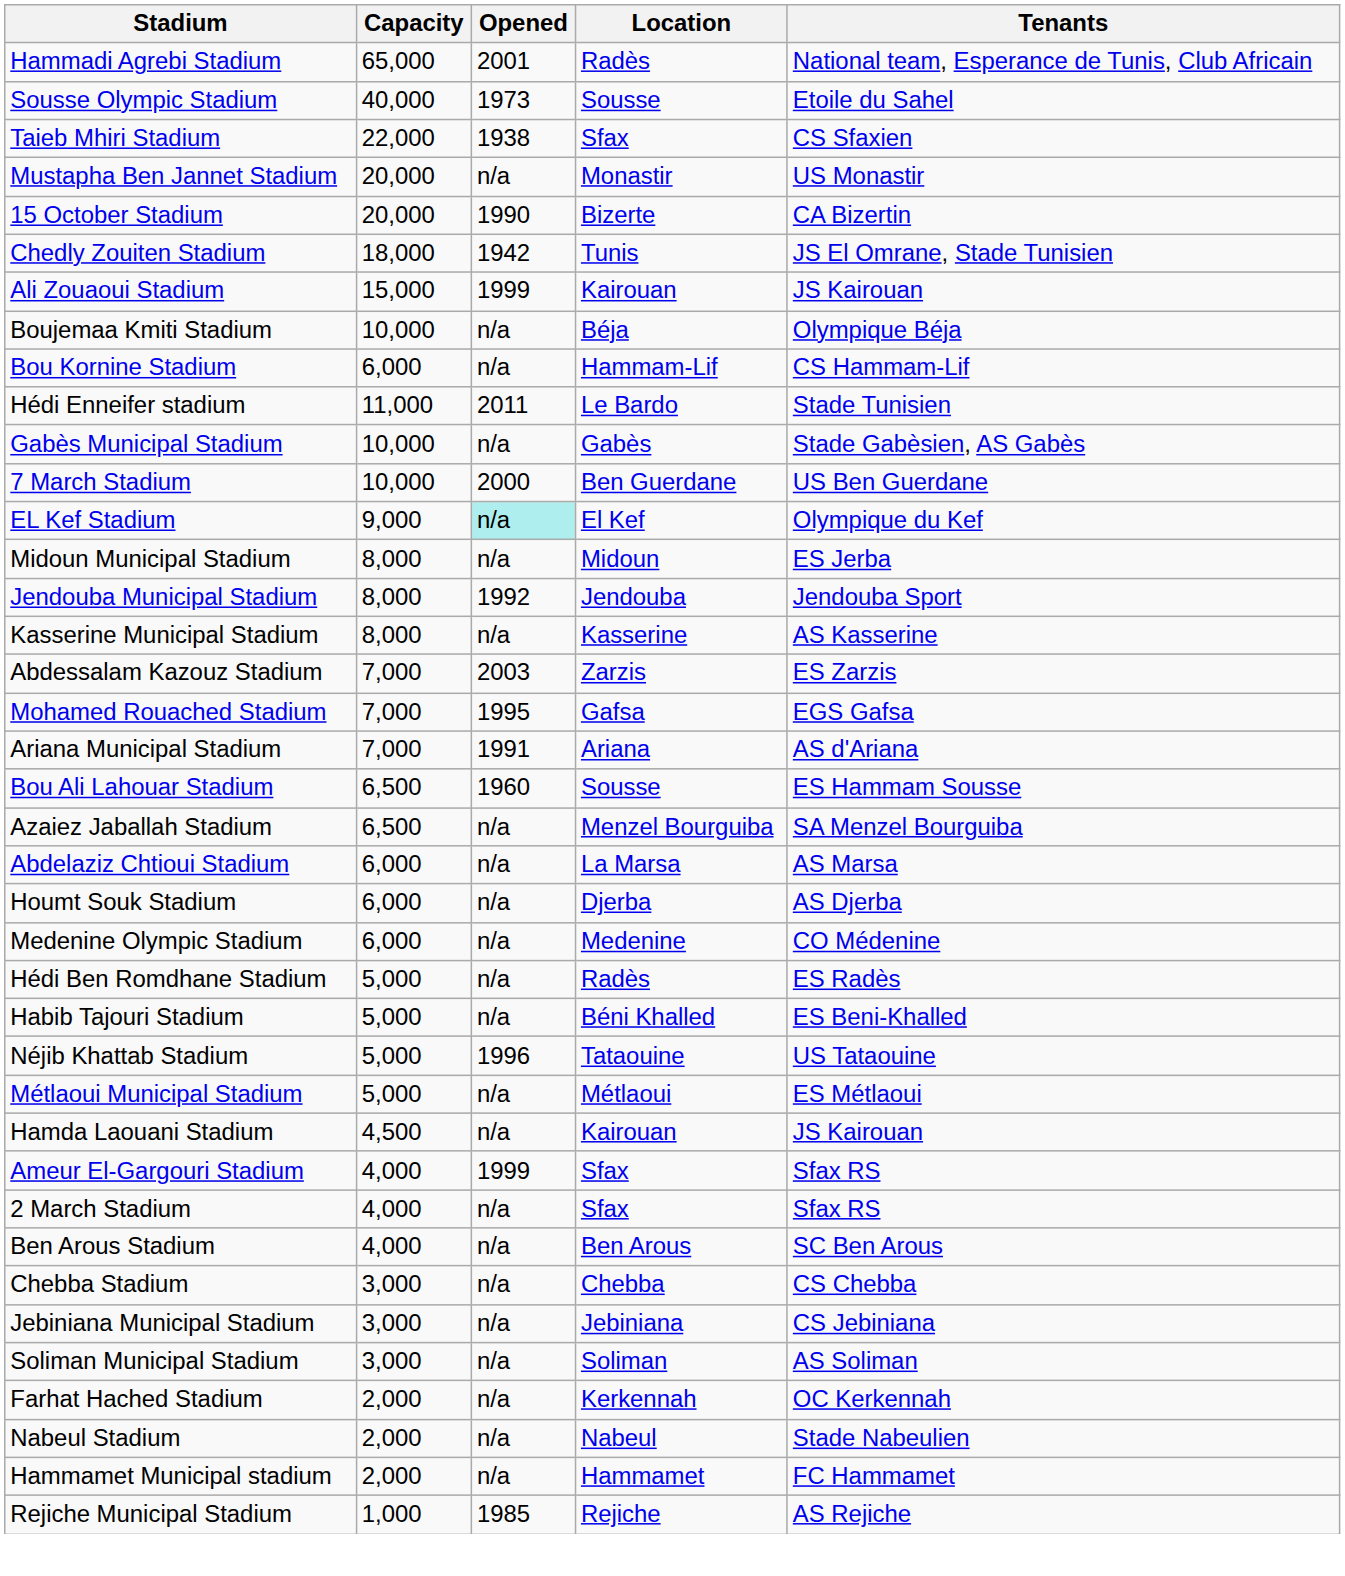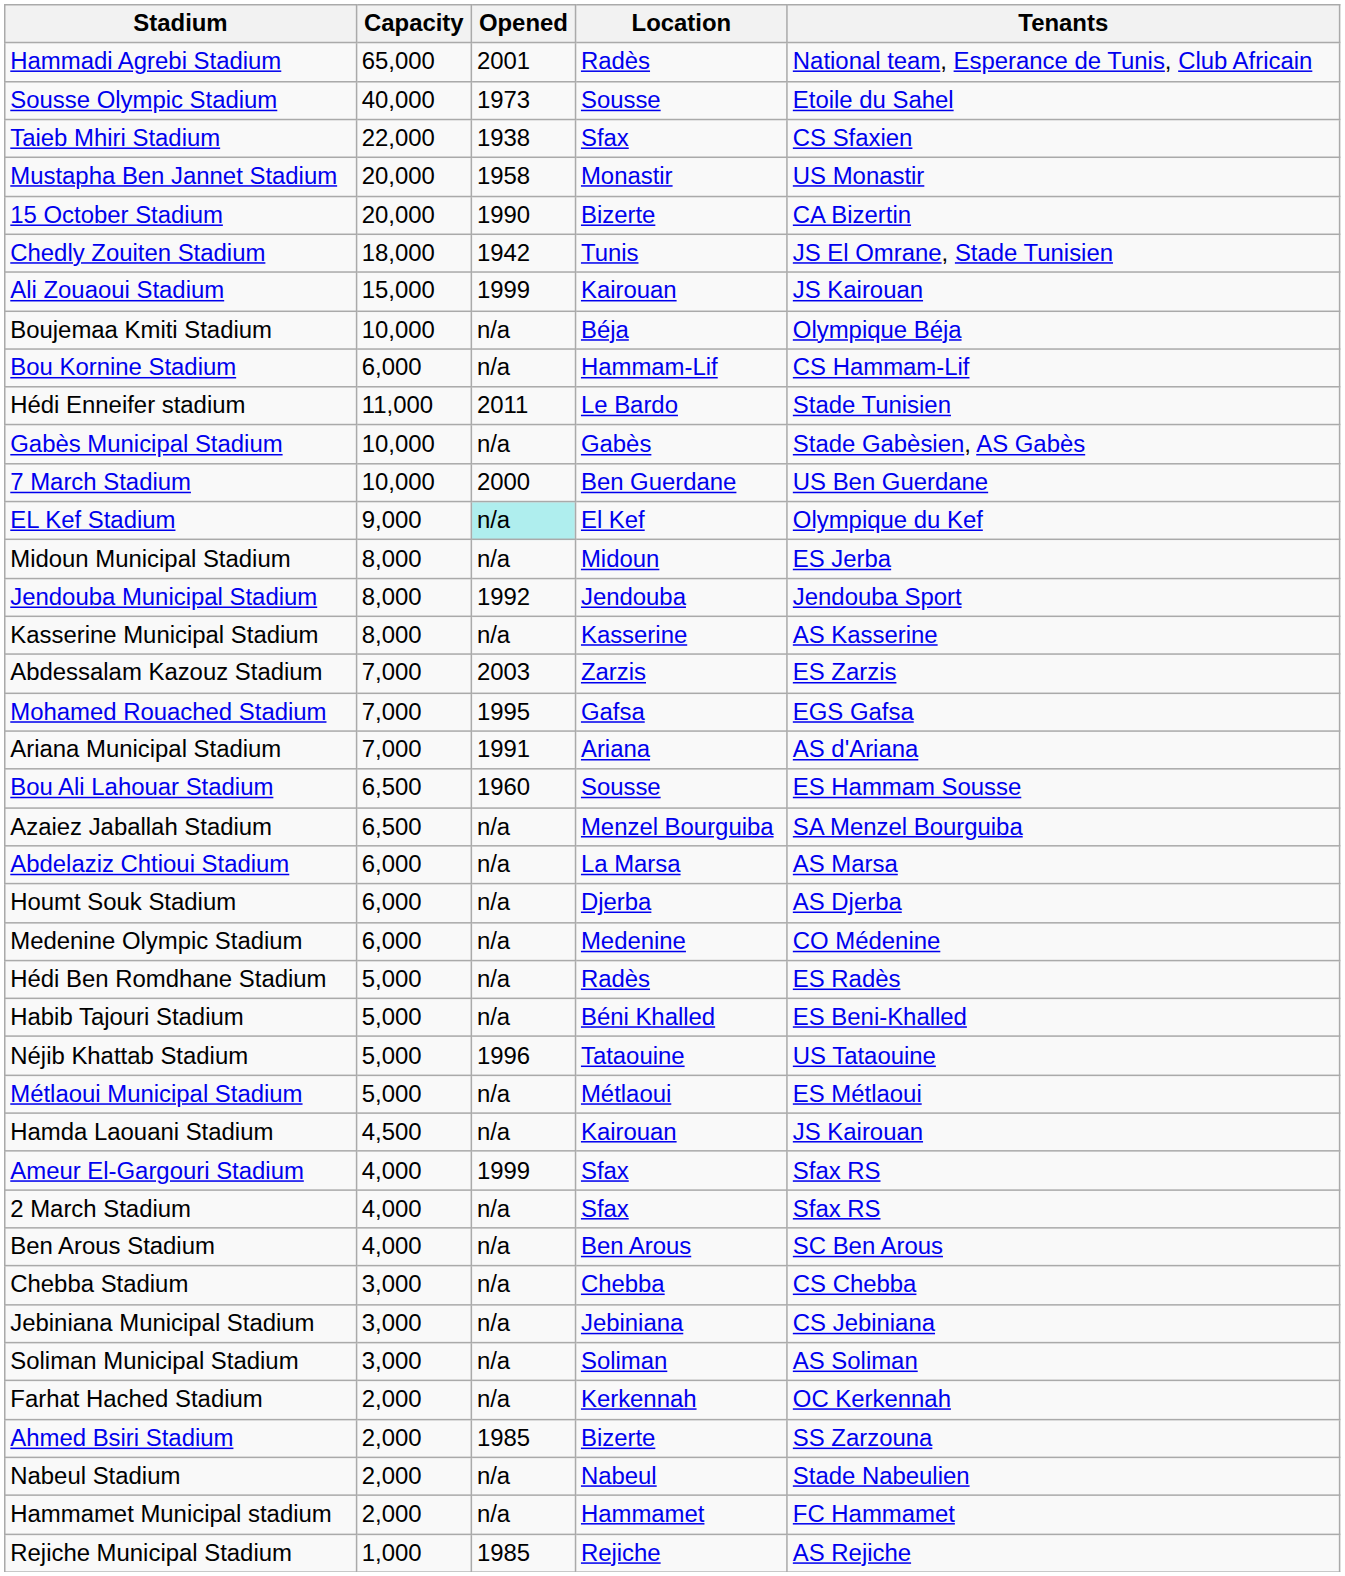(494, 176) n/a -> (503, 176) 1958
+ row: (122, 1437)
